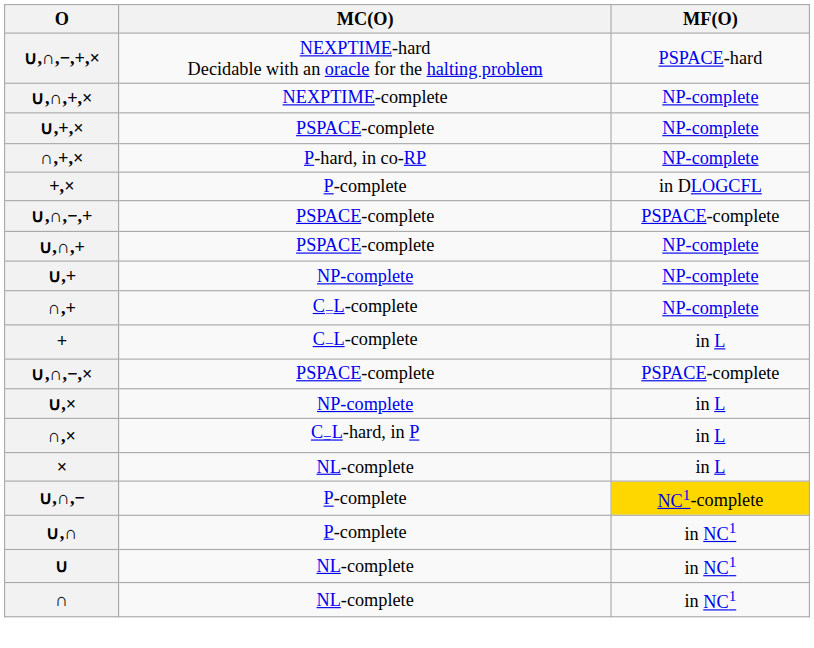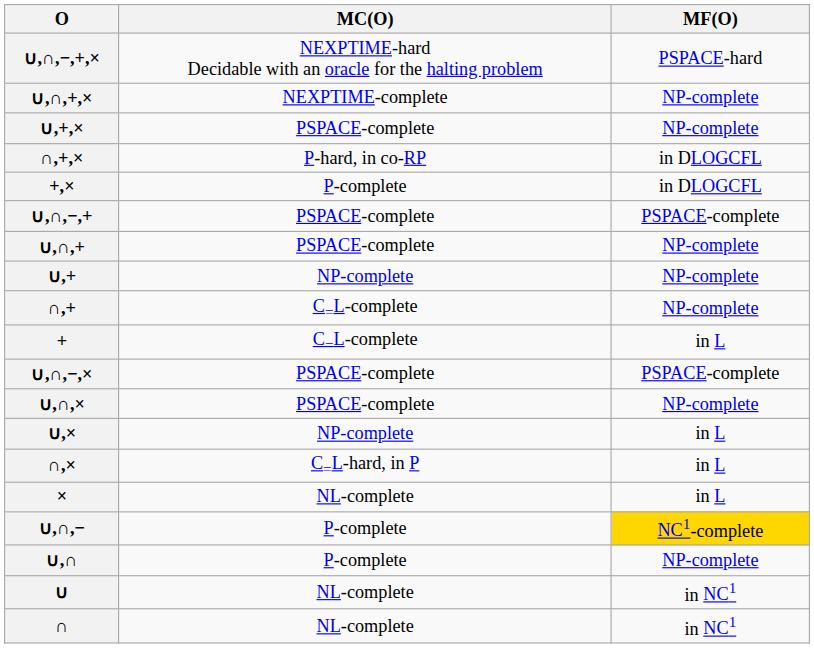(710, 157) NP-complete -> (710, 157) in DLOGCFL
+ row: (62, 404)
(710, 532) in NC1 -> (710, 560) NP-complete
